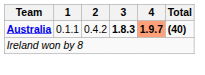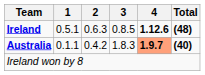+ row: (24, 29)
(123, 29) bold -> (123, 45) normal
